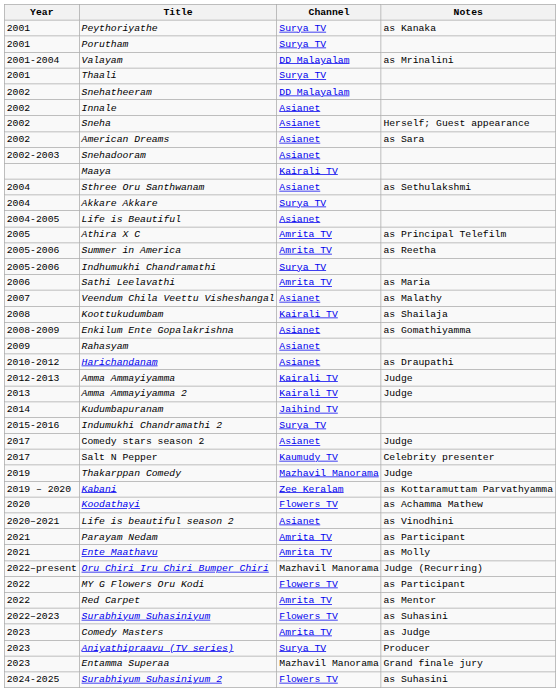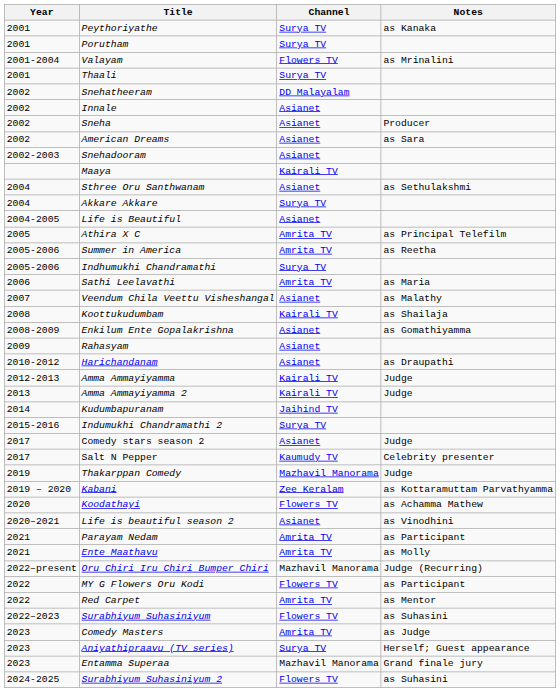(314, 60) DD Malayalam -> (309, 60) Flowers TV
(457, 124) Herself; Guest appearance -> (407, 124) Producer
(407, 648) Producer -> (457, 648) Herself; Guest appearance
